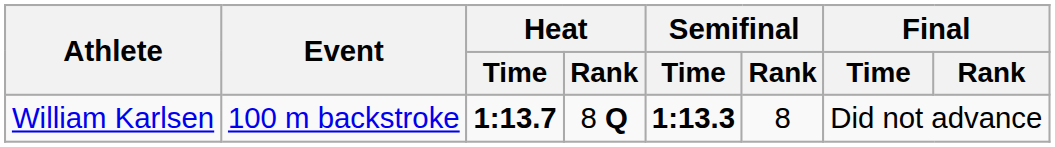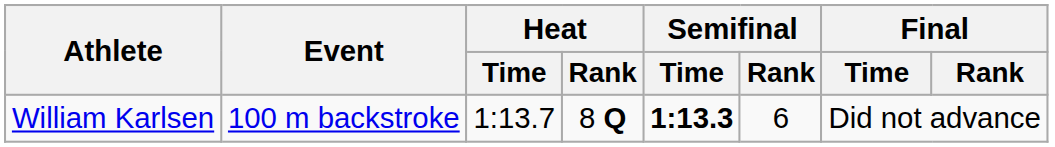(515, 119) bold -> (514, 119) normal
(783, 119) 8 -> (781, 119) 6
